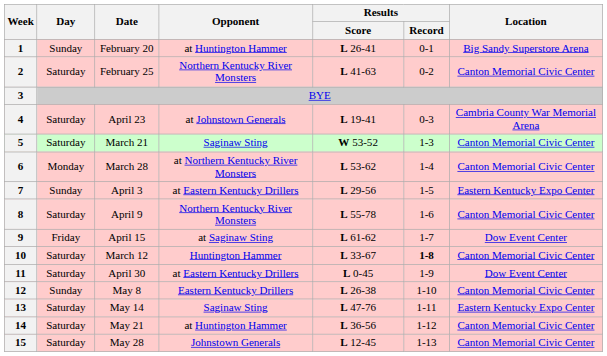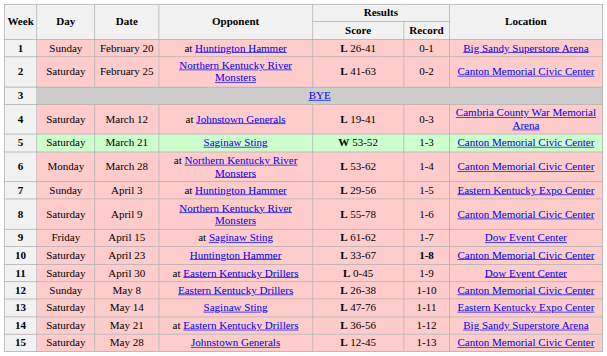(127, 119) April 23 -> (127, 119) March 12
(236, 190) at Eastern Kentucky Drillers -> (236, 190) at Huntington Hammer
(127, 255) March 12 -> (127, 255) April 23
(236, 325) at Huntington Hammer -> (236, 325) at Eastern Kentucky Drillers
(526, 325) Canton Memorial Civic Center -> (526, 325) Big Sandy Superstore Arena
